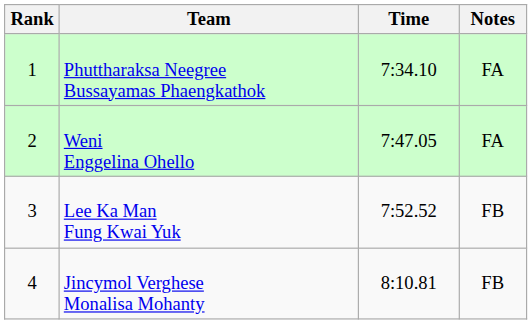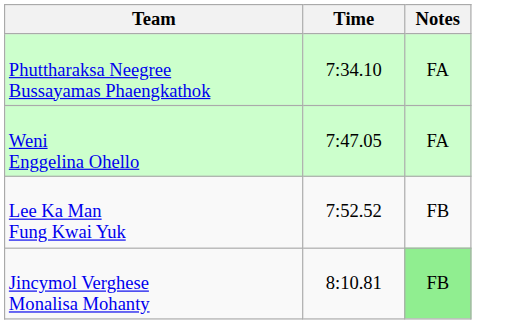- column: (32, 19)
(493, 283) no background -> (438, 283) lightgreen background
